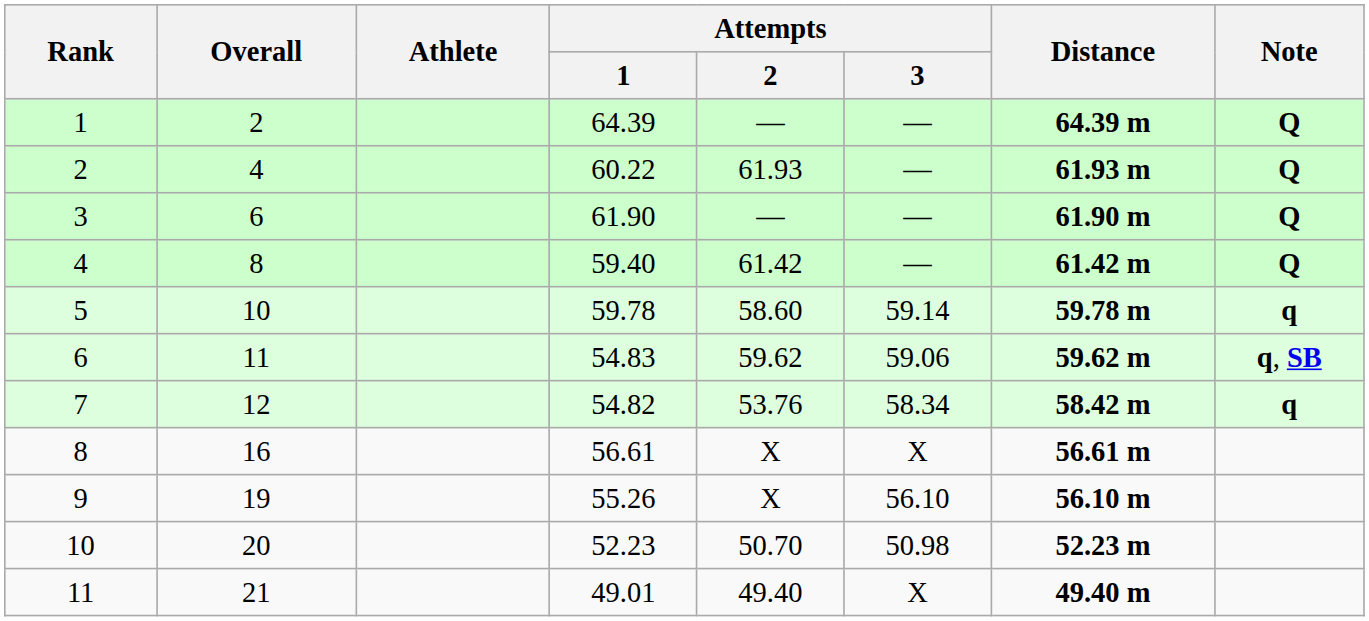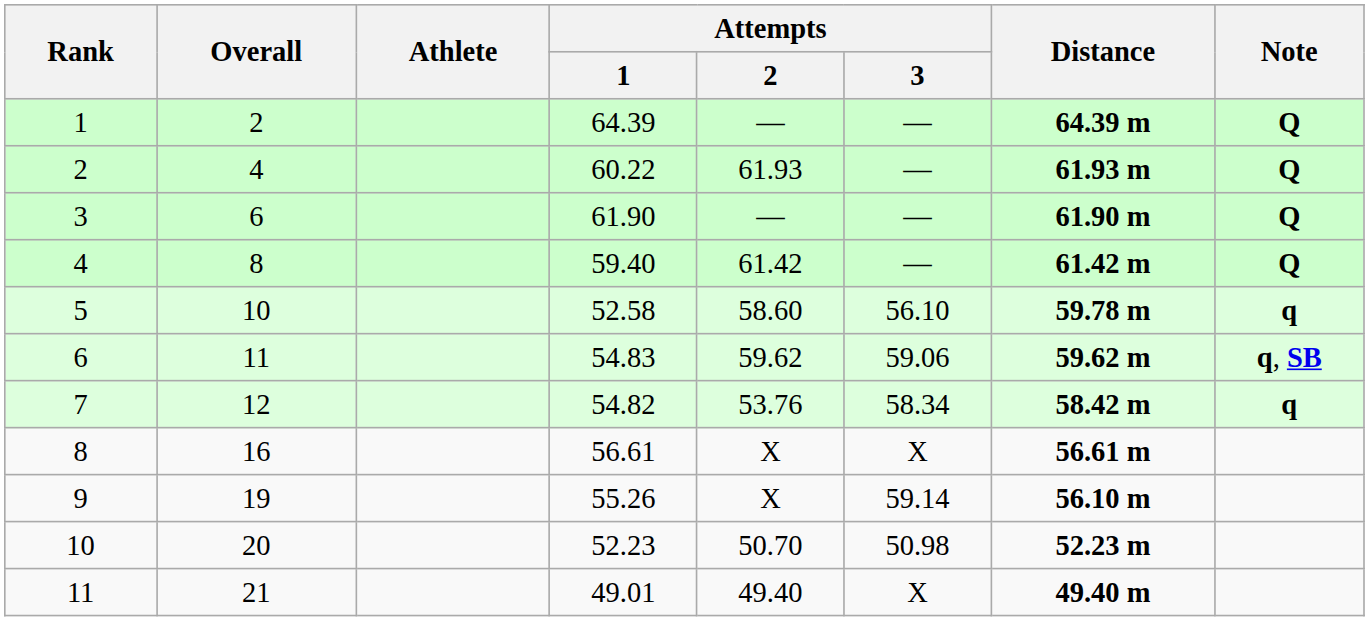(623, 309) 59.78 -> (623, 309) 52.58
(917, 309) 59.14 -> (917, 309) 56.10
(917, 497) 56.10 -> (917, 497) 59.14
